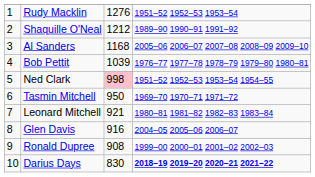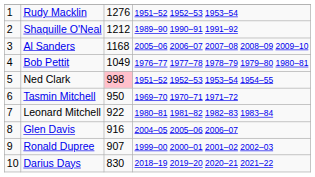(118, 63) 1039 -> (118, 63) 1049
(115, 113) 921 -> (115, 113) 922
(115, 146) 908 -> (115, 146) 907
(204, 163) bold -> (204, 163) normal
